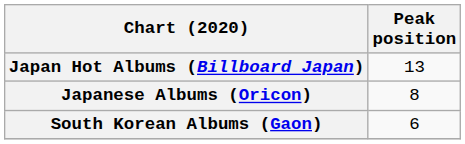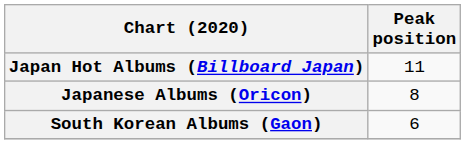(414, 67) 13 -> (414, 67) 11
